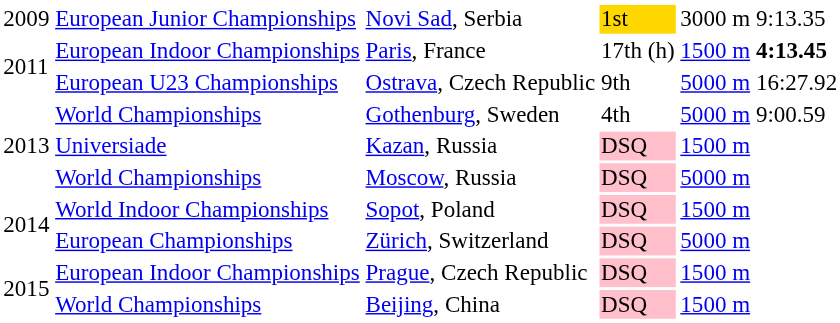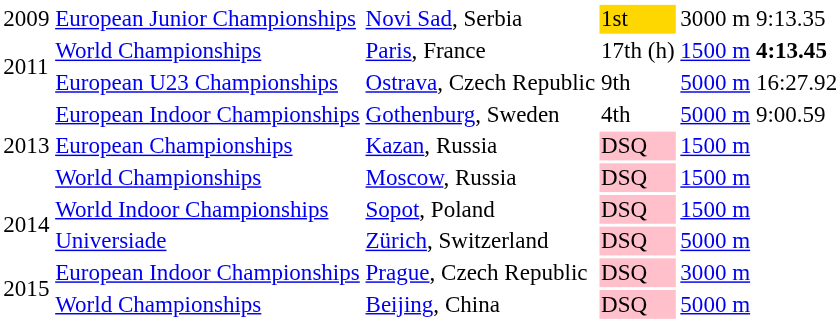(207, 50) European Indoor Championships -> (158, 50) World Championships
(158, 114) World Championships -> (207, 114) European Indoor Championships
(111, 145) Universiade -> (174, 145) European Championships
(715, 177) 5000 m -> (715, 177) 1500 m
(174, 240) European Championships -> (111, 240) Universiade
(715, 272) 1500 m -> (715, 272) 3000 m
(715, 304) 1500 m -> (715, 304) 5000 m
